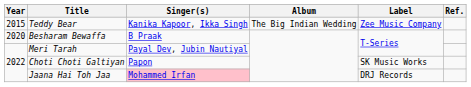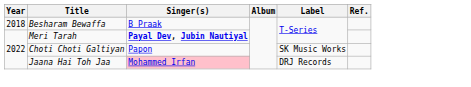- row: (53, 24)
(16, 37) 2020 -> (16, 24) 2018
(188, 50) normal -> (188, 37) bold
